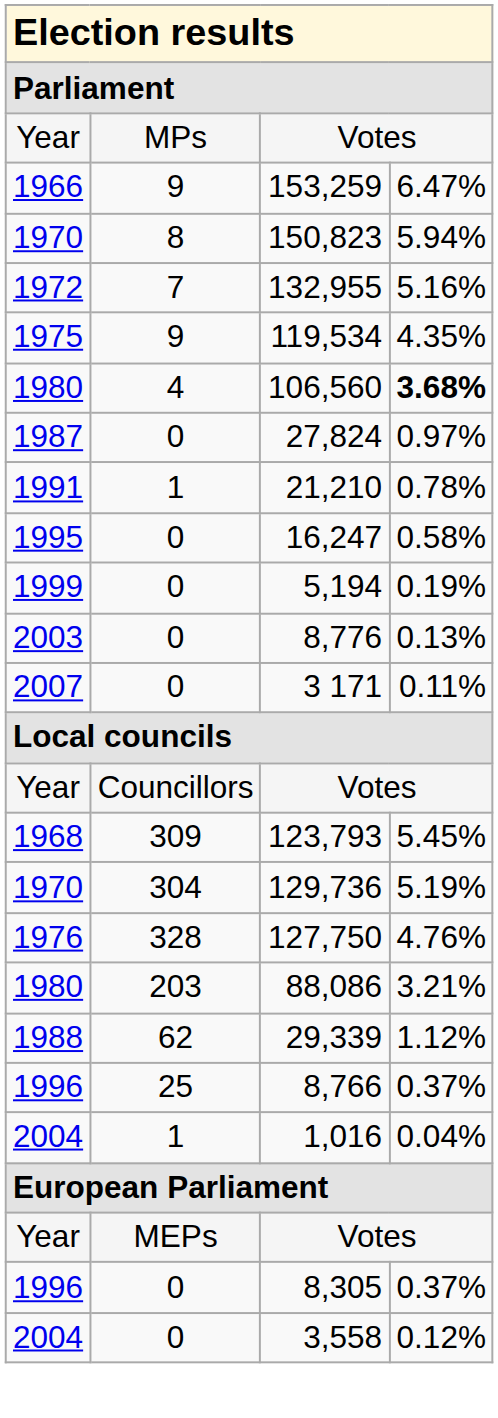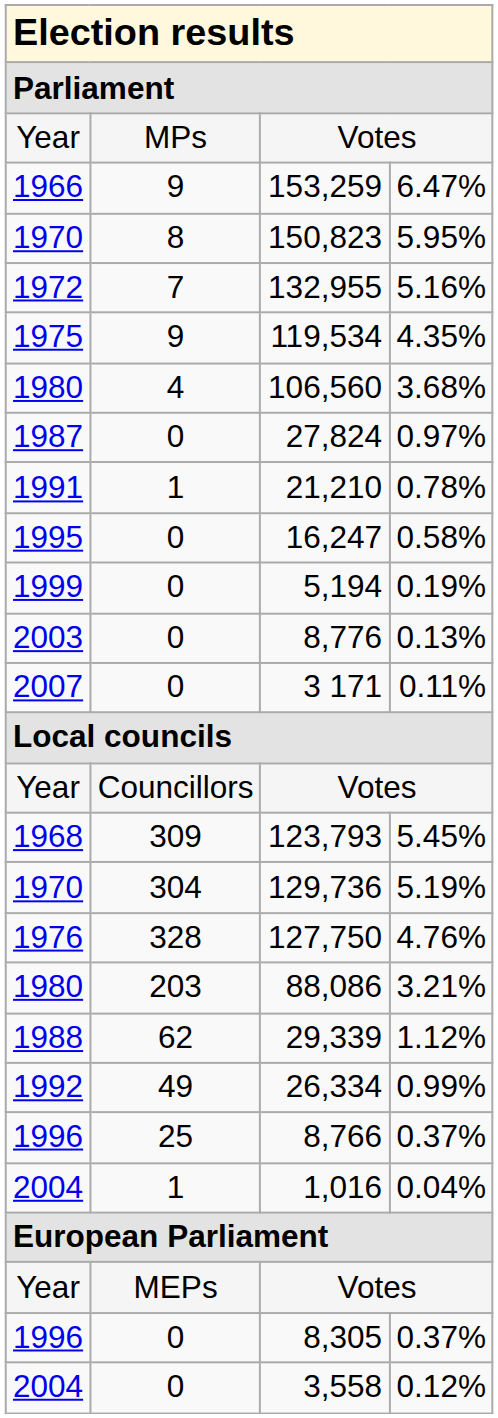(441, 237) 5.94% -> (441, 237) 5.95%
(441, 387) bold -> (441, 387) normal
+ row: (176, 1087)
